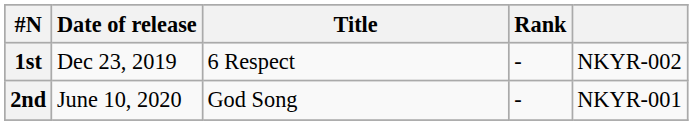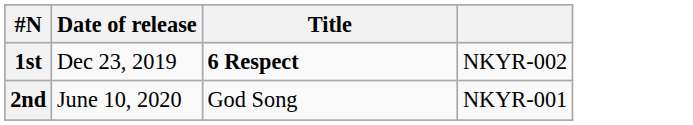- column: (540, 23)
(251, 61) normal -> (253, 61) bold
